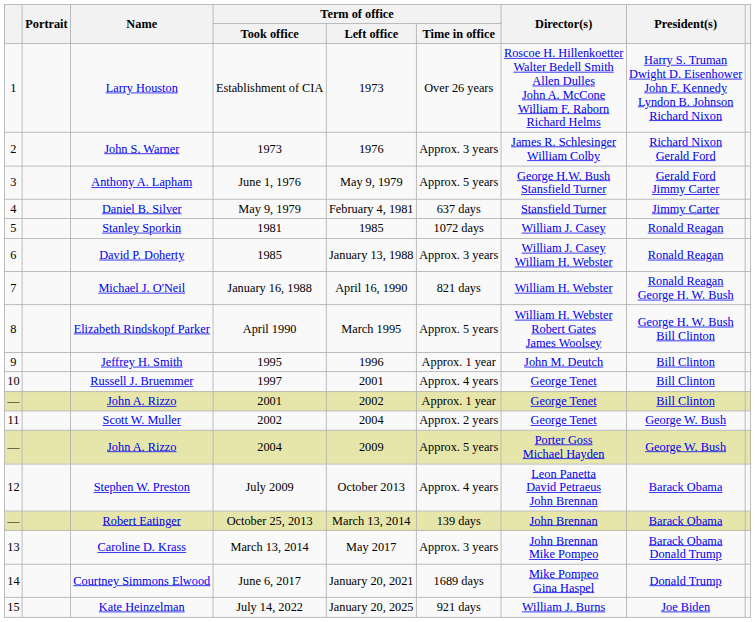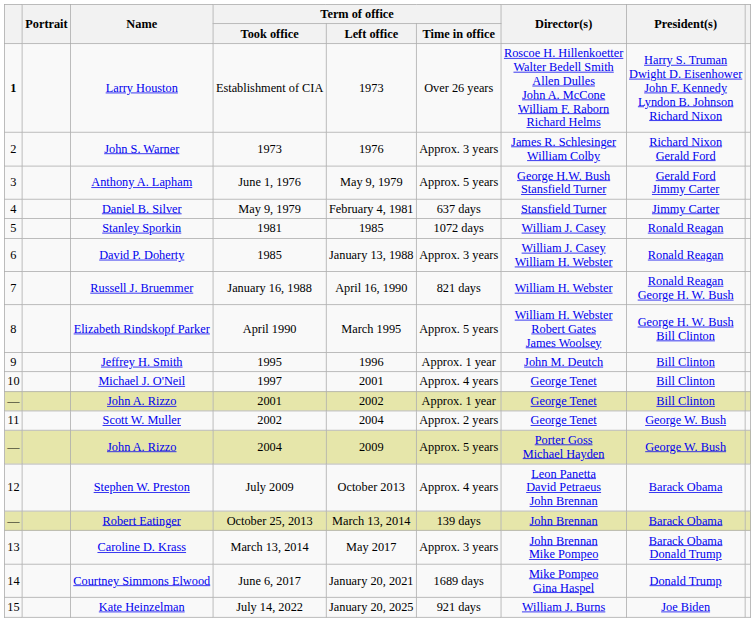(13, 87) normal -> (13, 87) bold
(142, 288) Michael J. O'Neil -> (142, 288) Russell J. Bruemmer
(142, 381) Russell J. Bruemmer -> (142, 381) Michael J. O'Neil
